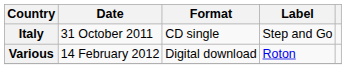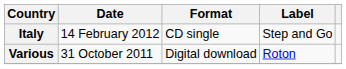(107, 34) 31 October 2011 -> (110, 34) 14 February 2012
(110, 53) 14 February 2012 -> (107, 53) 31 October 2011
